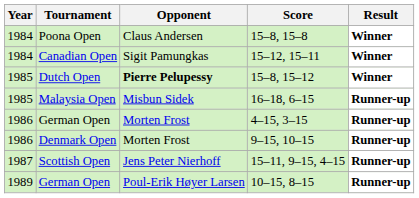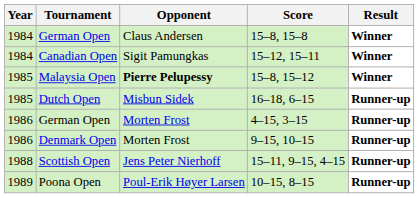(70, 36) Poona Open -> (74, 36) German Open
(69, 78) Dutch Open -> (77, 78) Malaysia Open
(77, 98) Malaysia Open -> (69, 98) Dutch Open
(20, 161) 1987 -> (20, 161) 1988
(74, 182) German Open -> (70, 182) Poona Open
